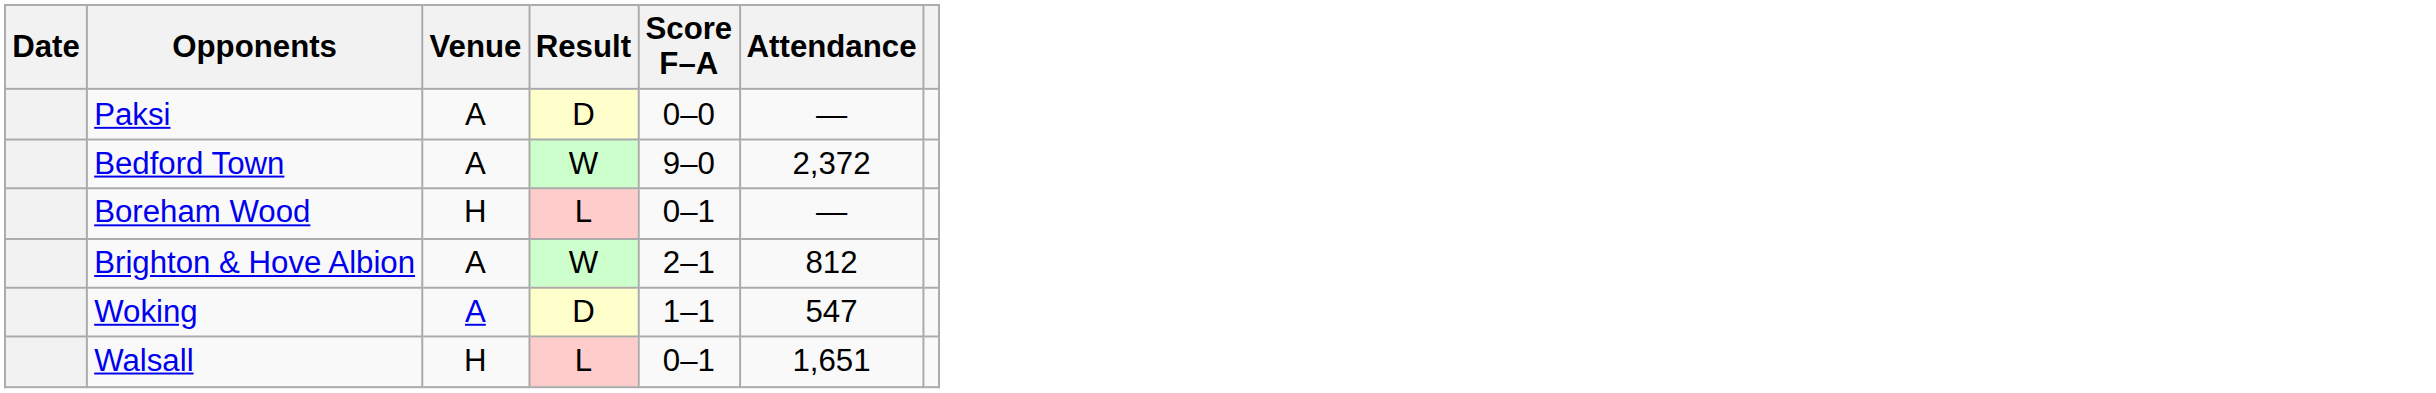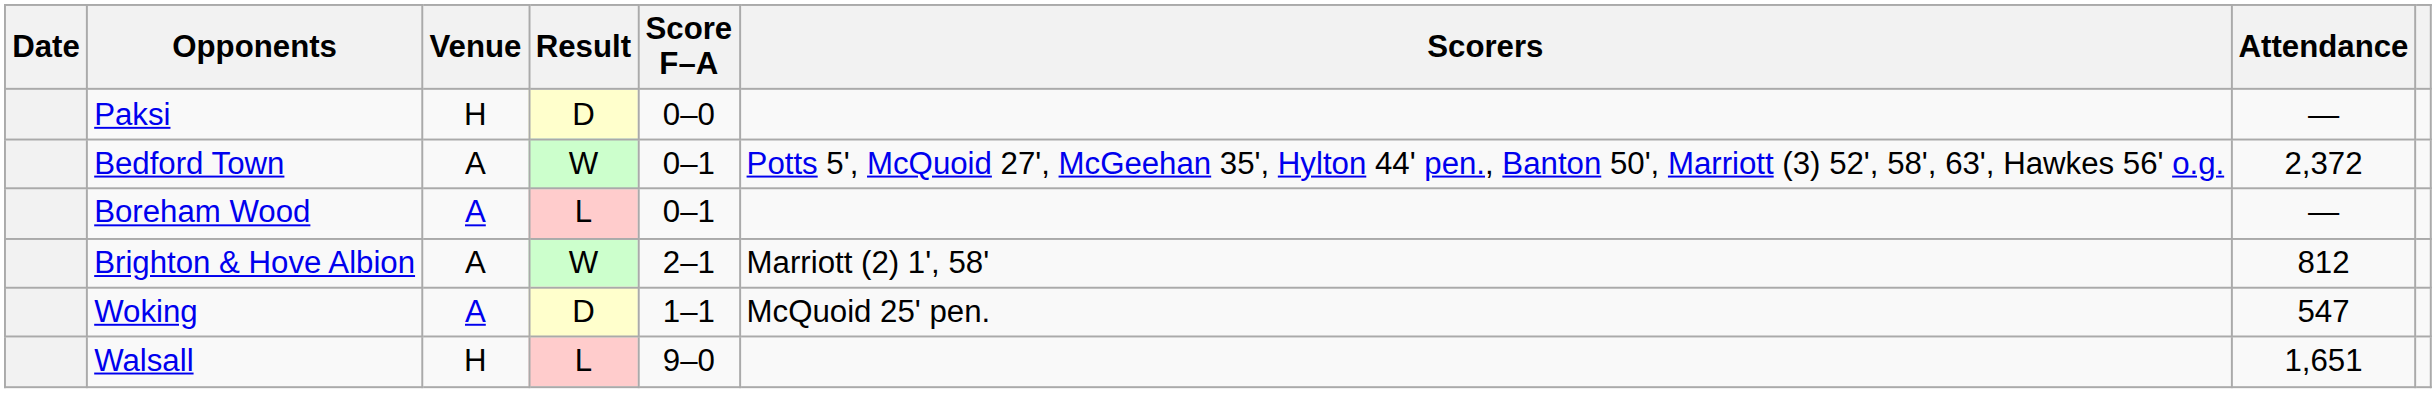+ column: (1485, 46)
(475, 113) A -> (475, 113) H
(689, 163) 9–0 -> (689, 163) 0–1
(475, 212) H -> (475, 212) A
(689, 361) 0–1 -> (689, 361) 9–0
